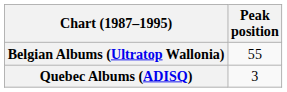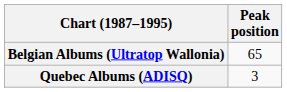(255, 53) 55 -> (255, 53) 65
